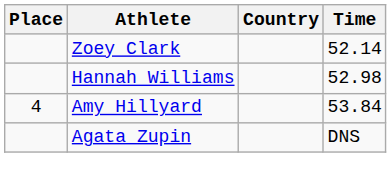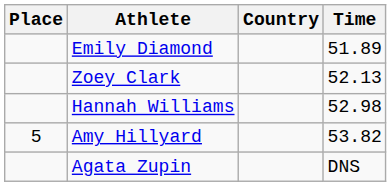+ row: (142, 49)
(355, 49) 52.14 -> (355, 78) 52.13
(36, 108) 4 -> (36, 137) 5
(355, 108) 53.84 -> (355, 137) 53.82
